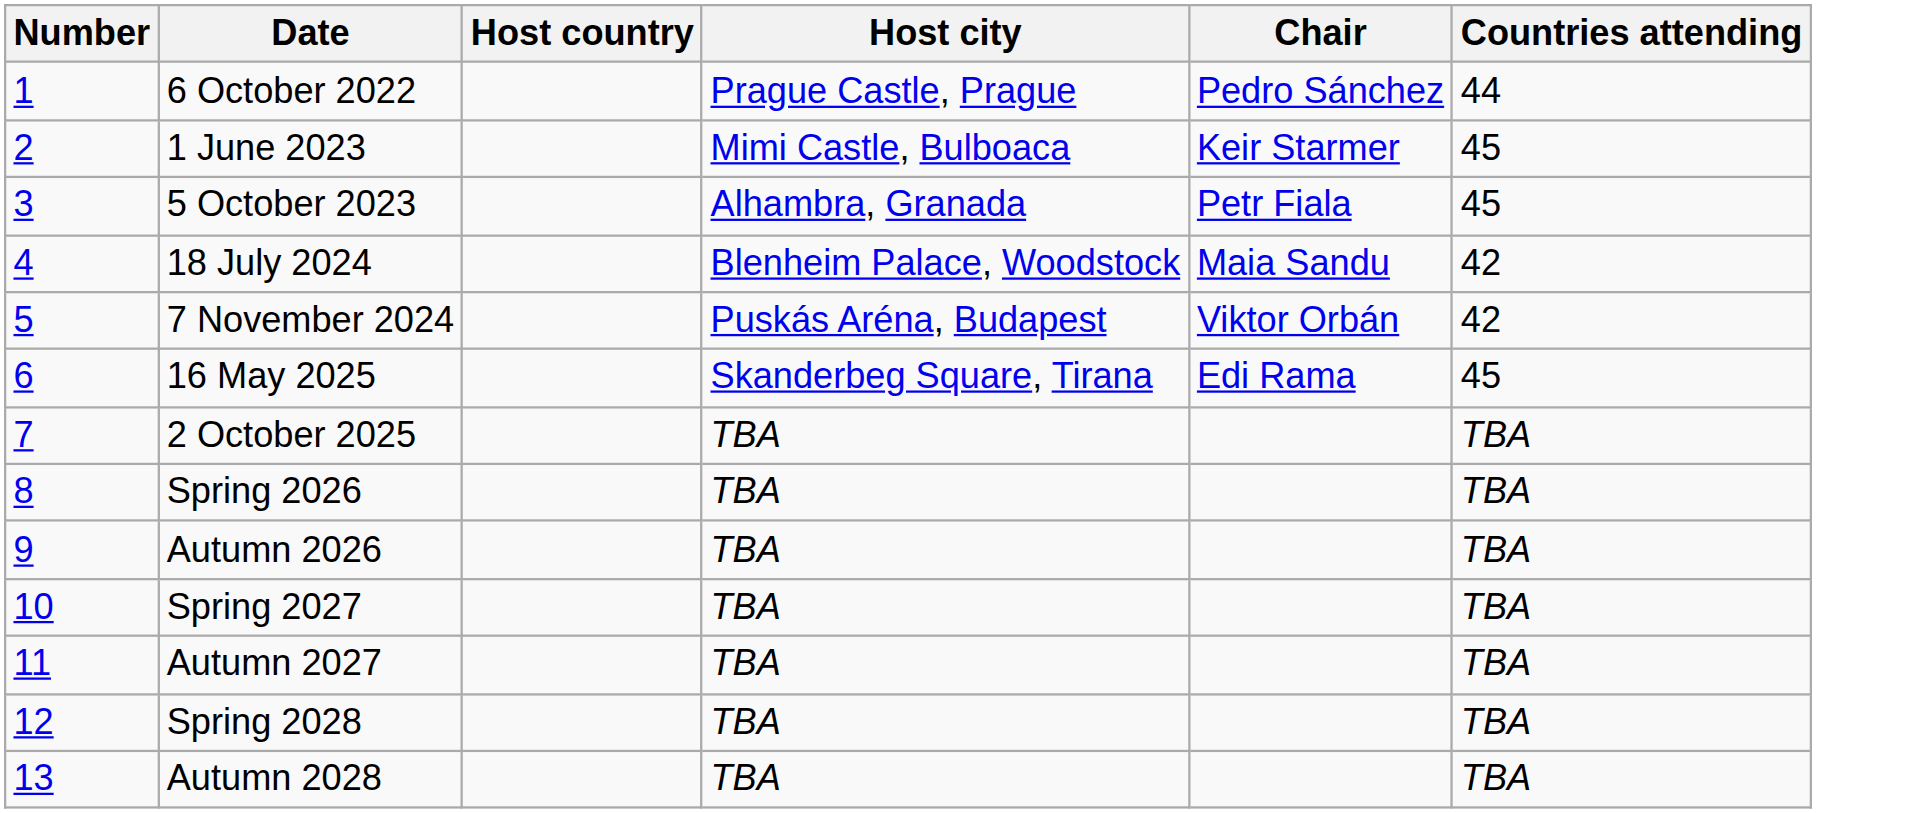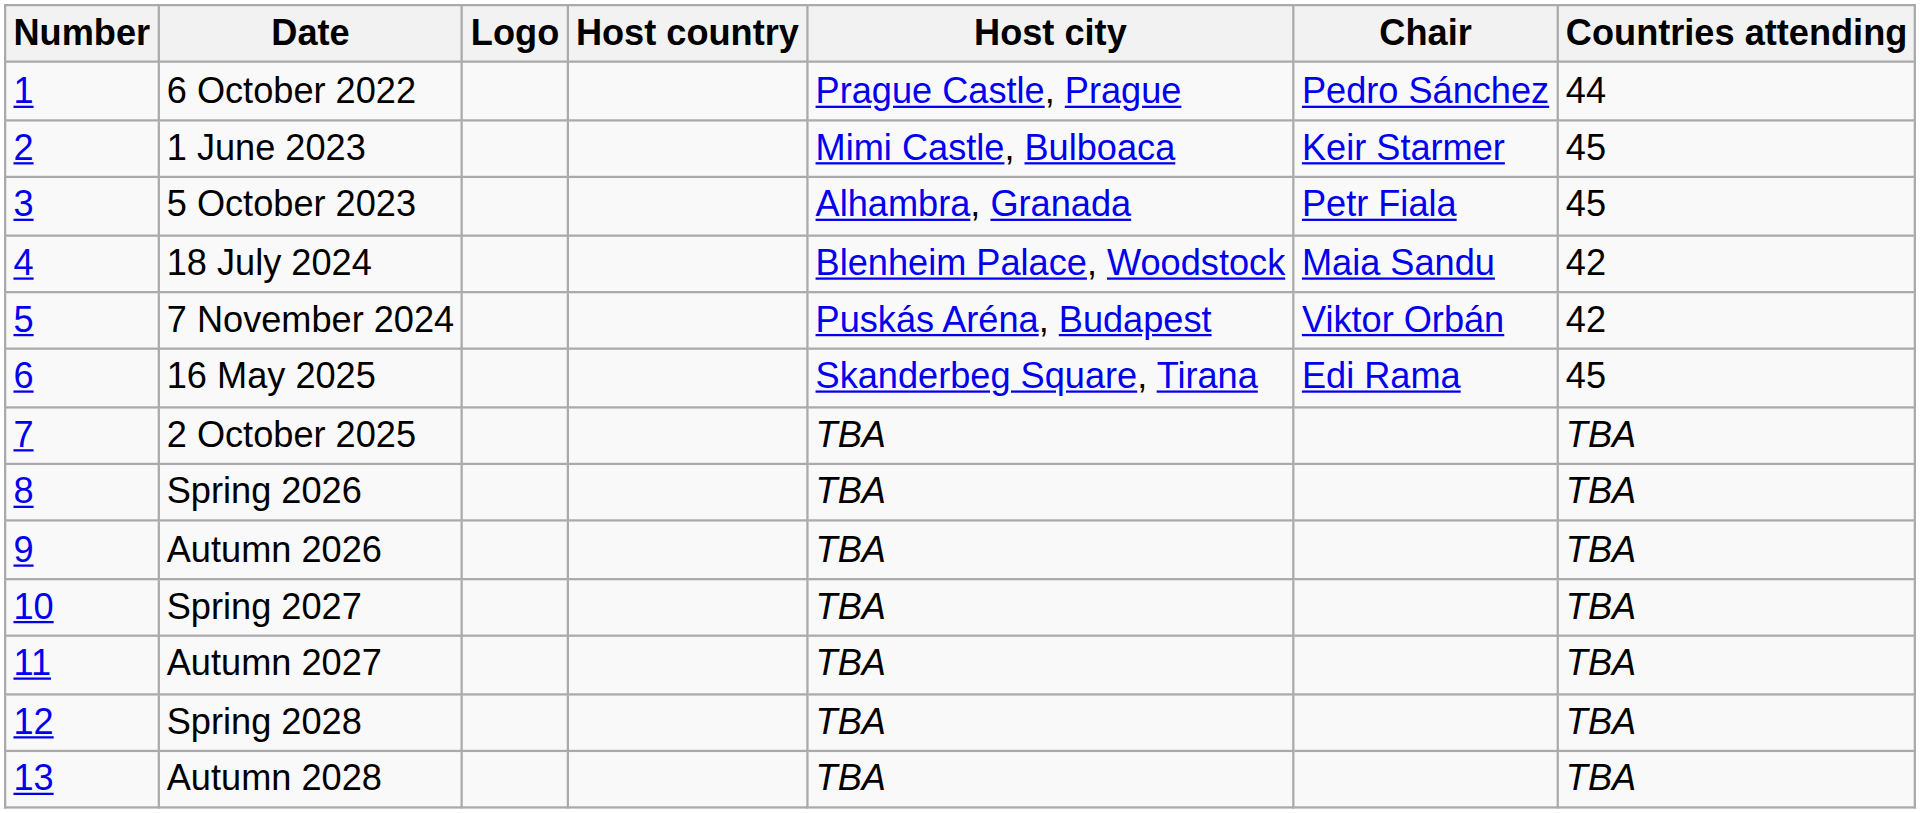+ column: (515, 33)
